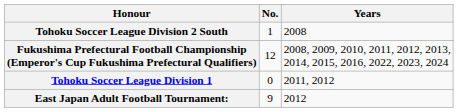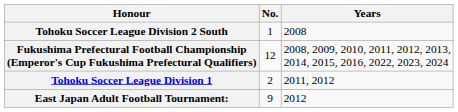(270, 80) 0 -> (270, 80) 2
